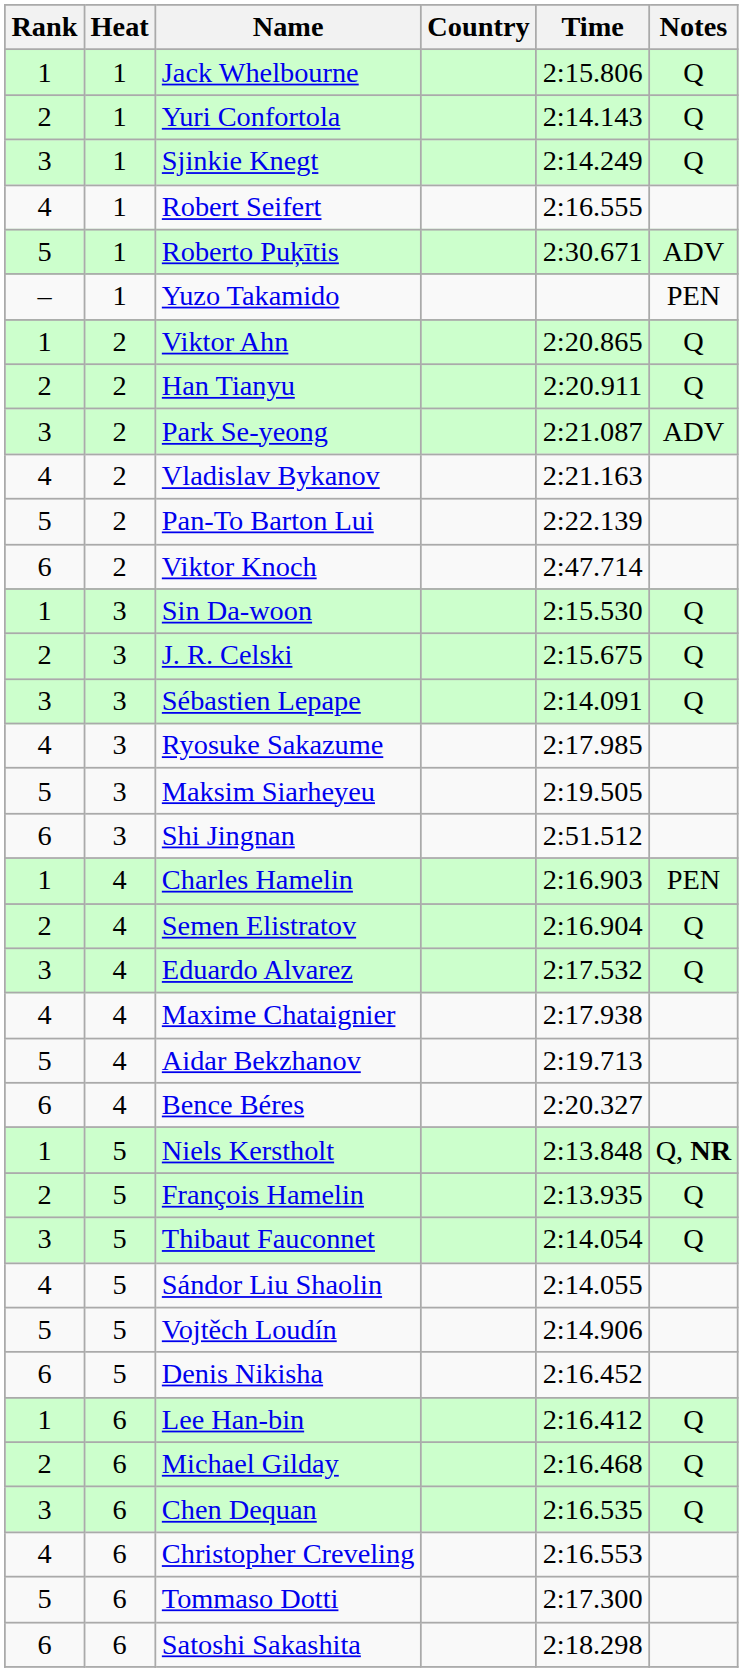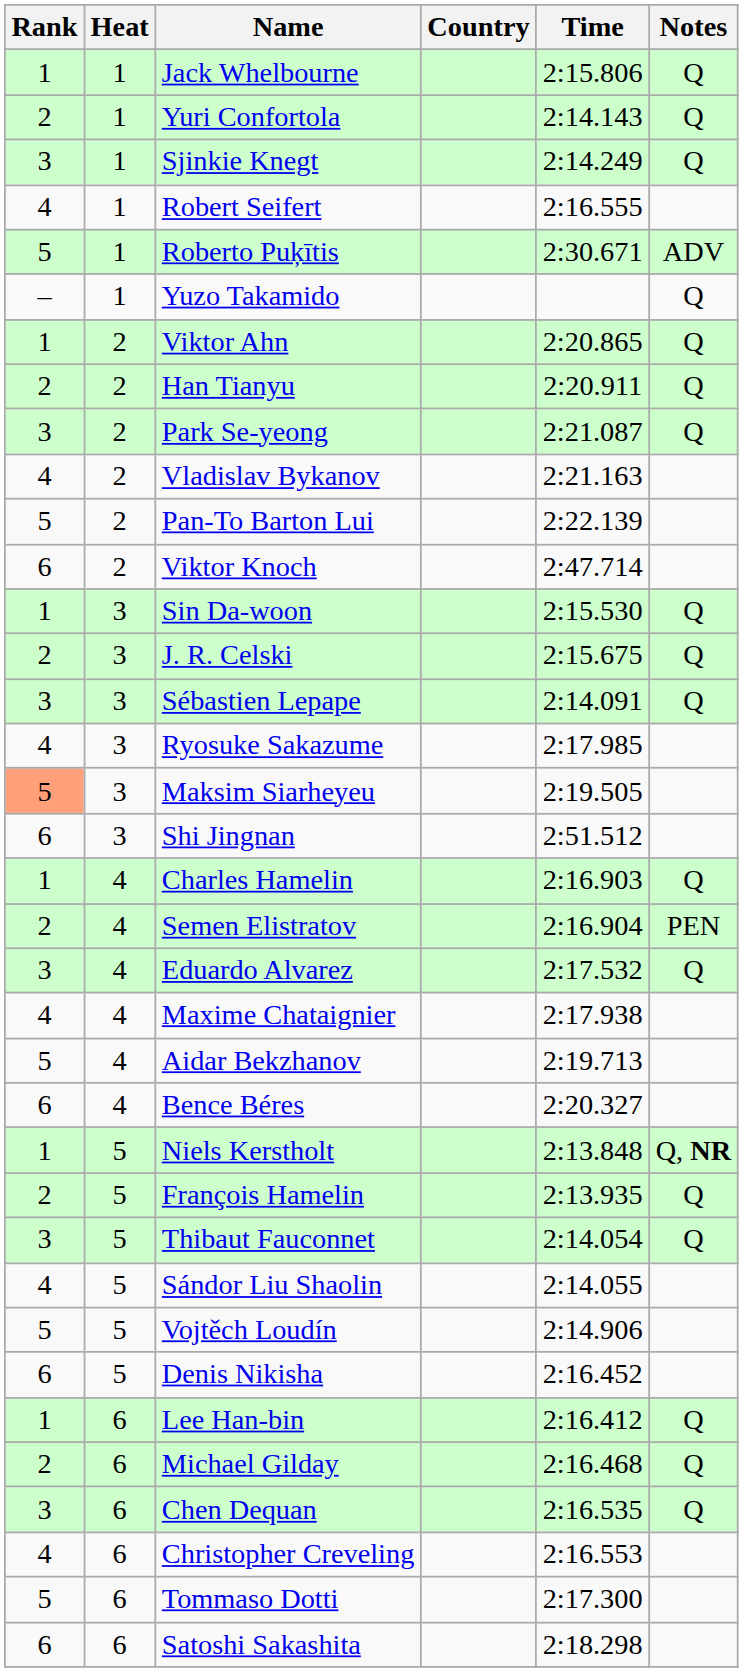(693, 296) PEN -> (693, 296) Q
(693, 431) ADV -> (693, 431) Q
(44, 790) no background -> (44, 790) lightsalmon background
(693, 880) PEN -> (693, 880) Q
(693, 925) Q -> (693, 925) PEN
